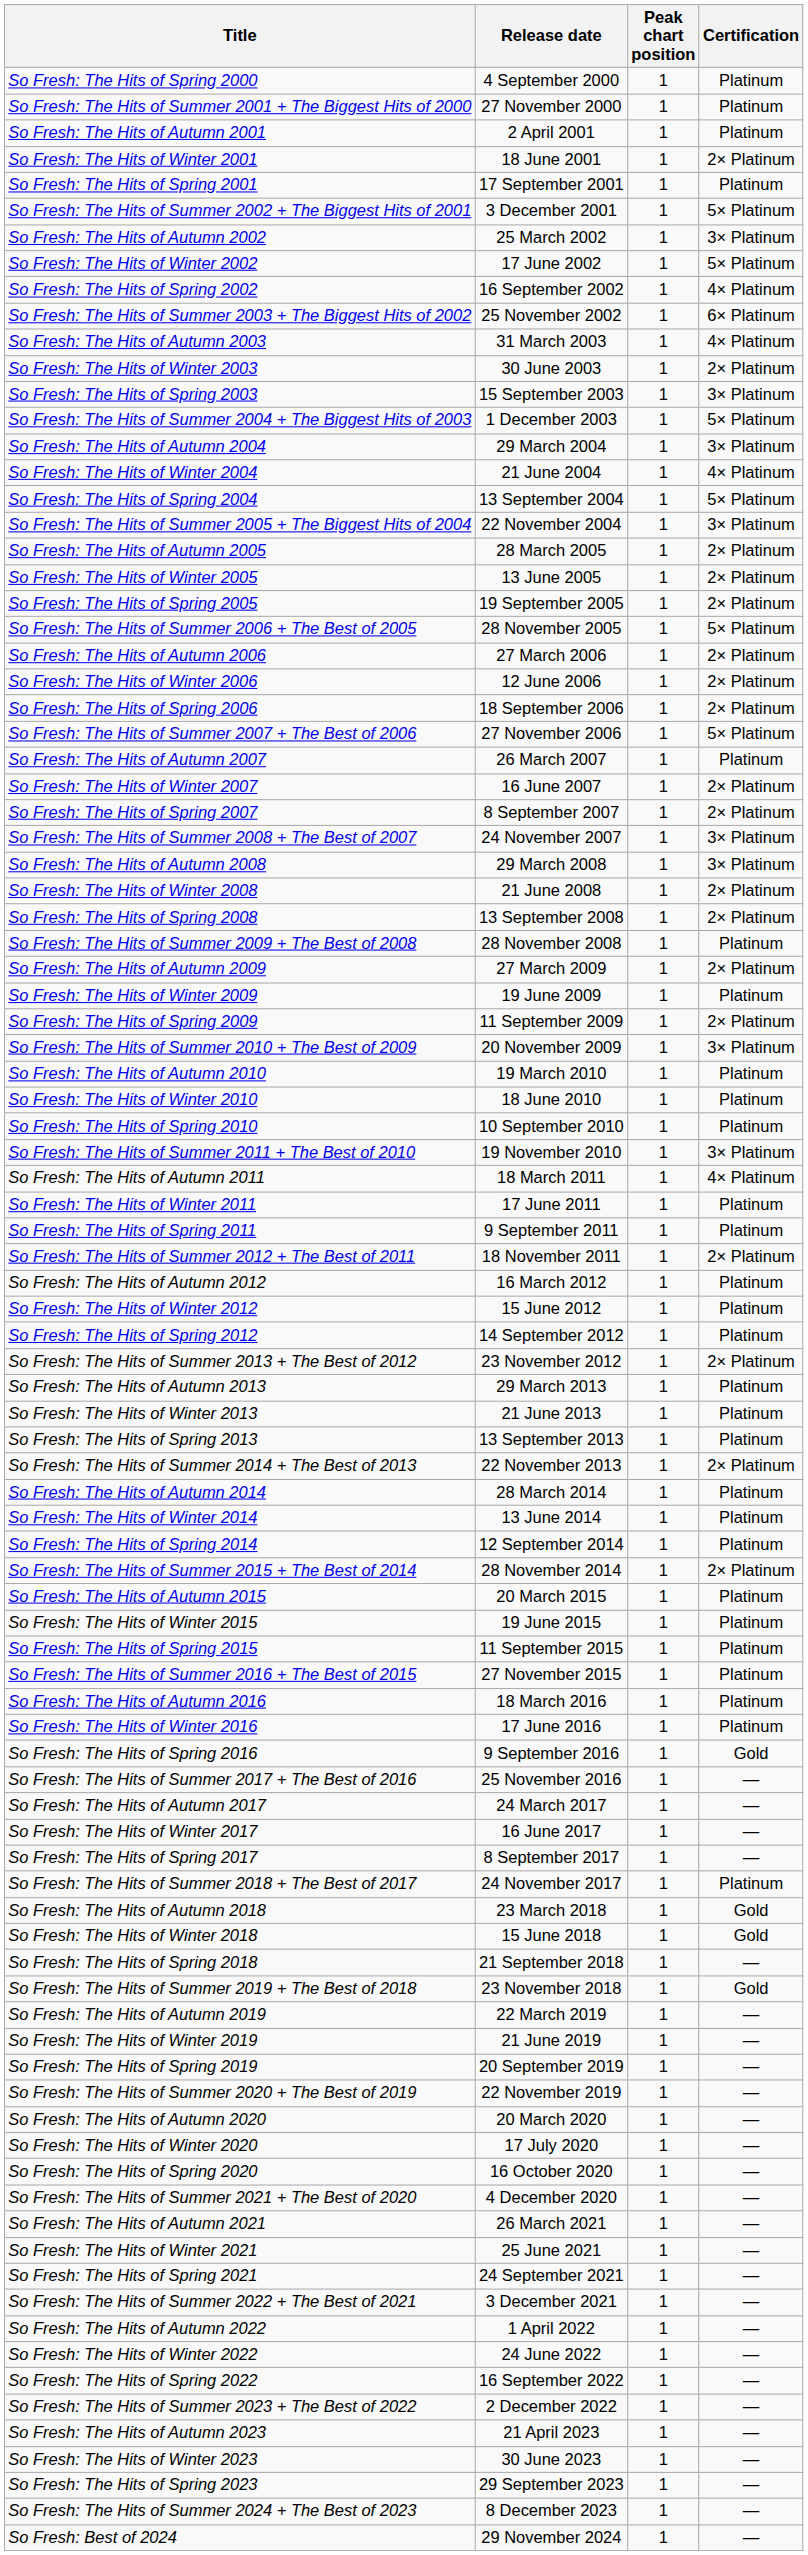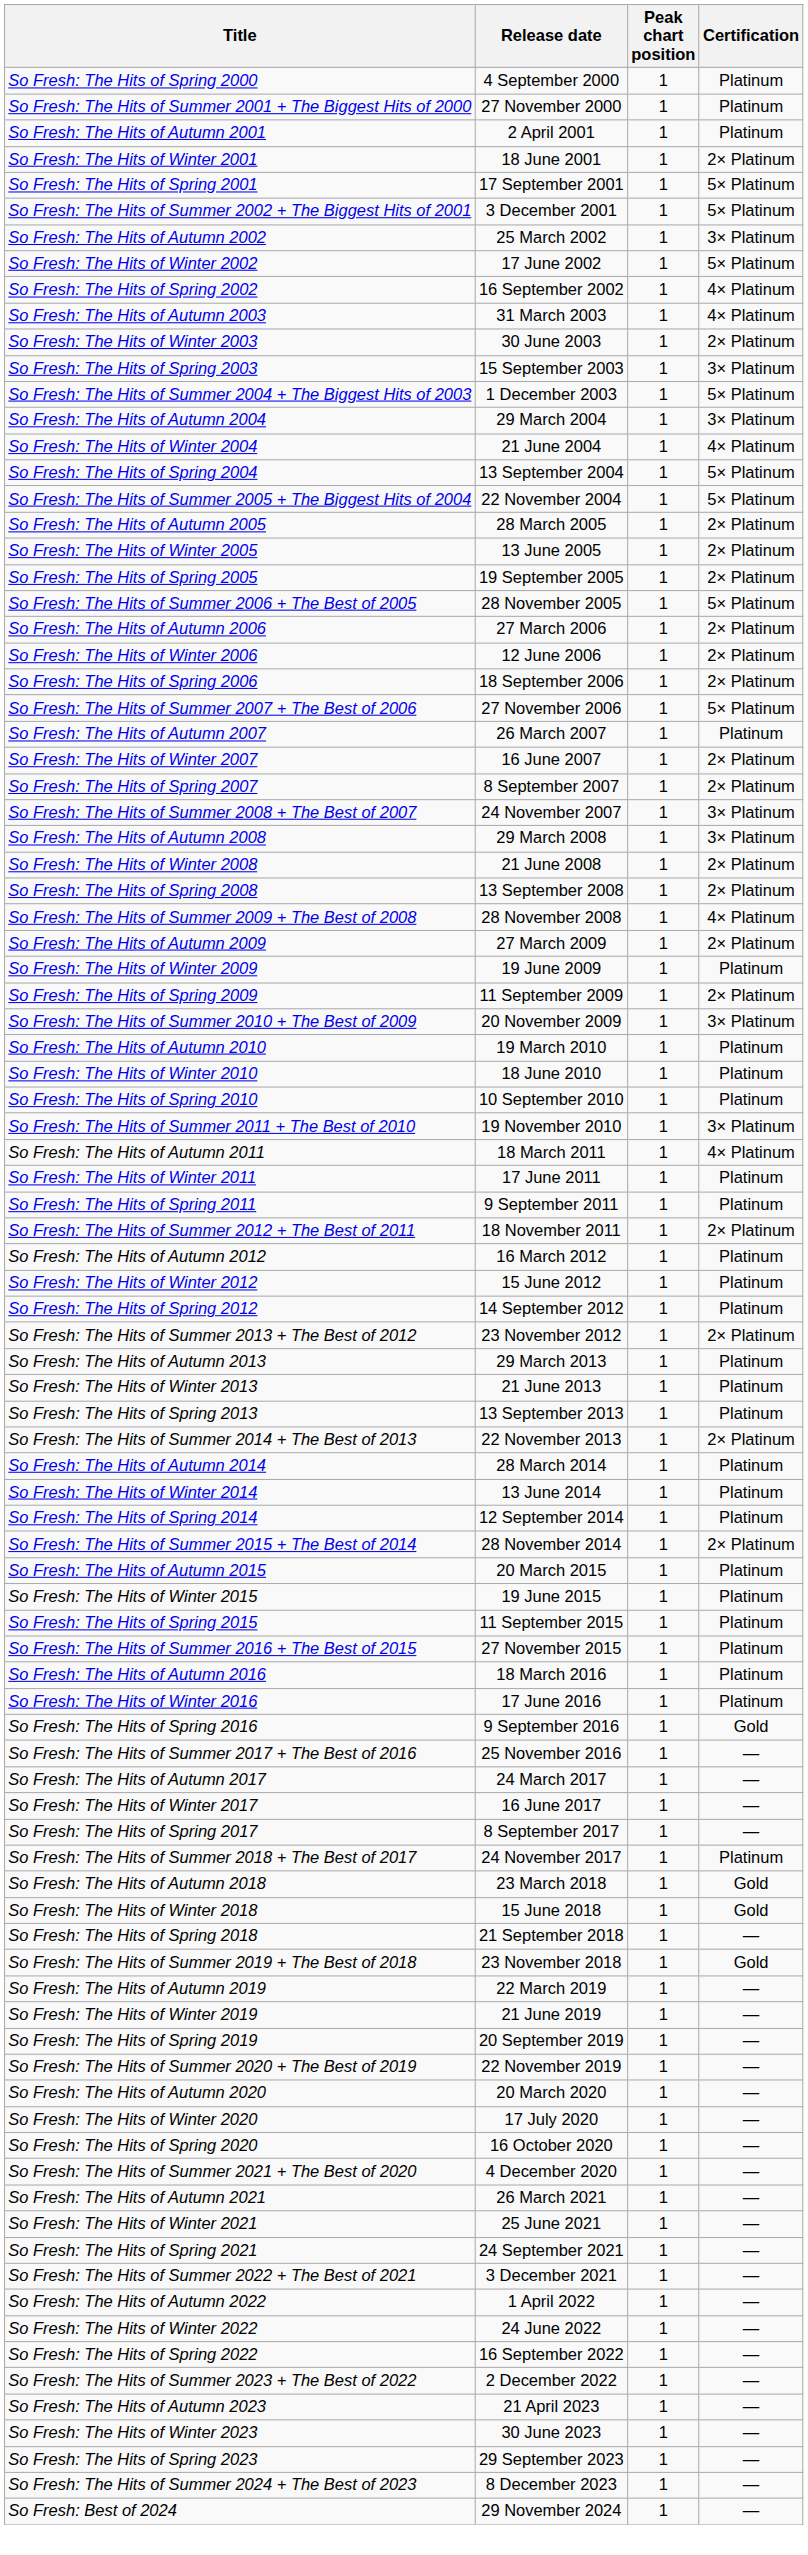(751, 185) Platinum -> (751, 185) 5× Platinum
- row: (240, 316)
(751, 525) 3× Platinum -> (751, 498) 5× Platinum
(751, 943) Platinum -> (751, 917) 4× Platinum
